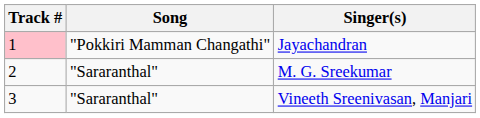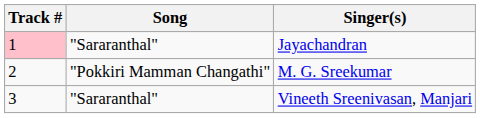(170, 45) "Pokkiri Mamman Changathi" -> (114, 45) "Sararanthal"
(114, 72) "Sararanthal" -> (170, 72) "Pokkiri Mamman Changathi"
